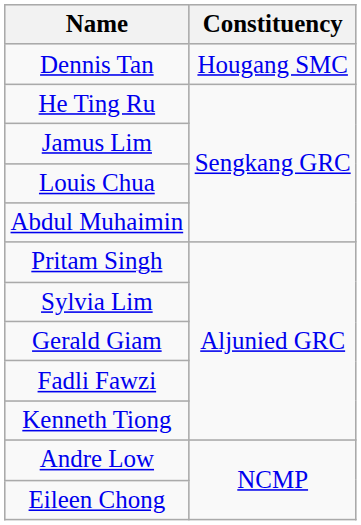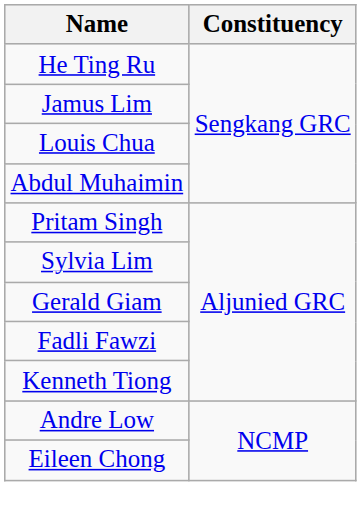- row: (97, 63)
